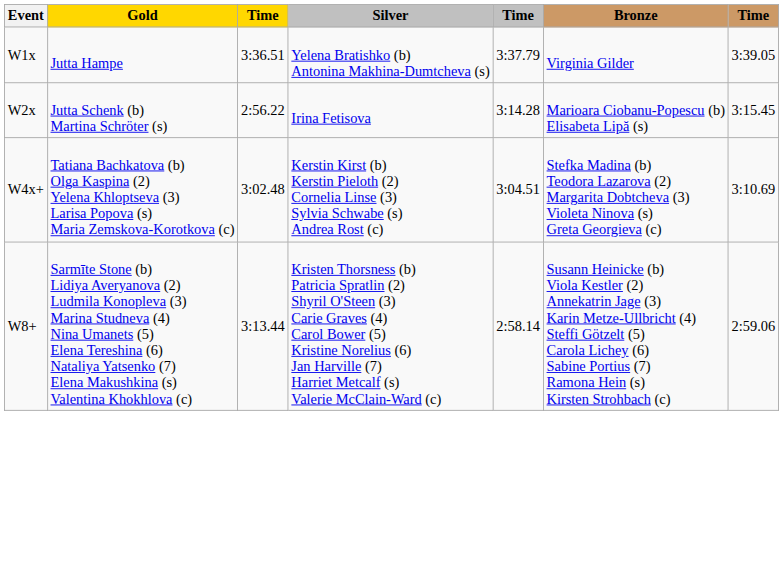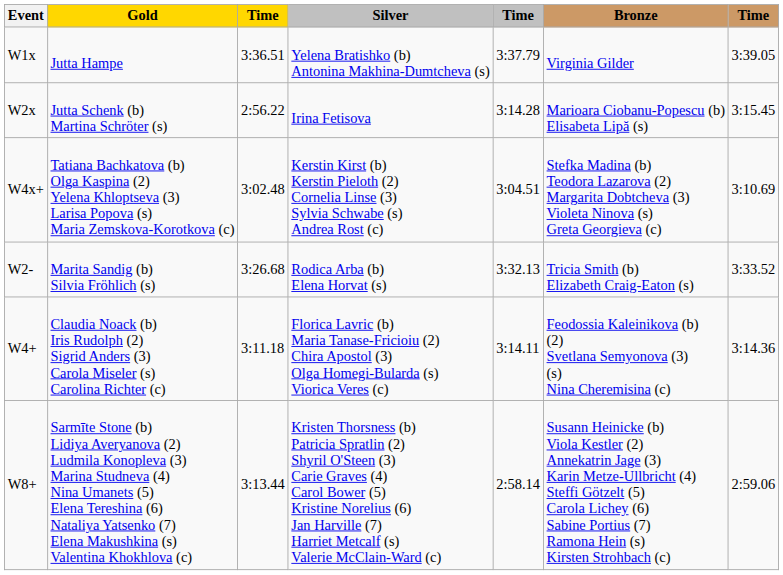+ row: (21, 269)
+ row: (22, 348)
